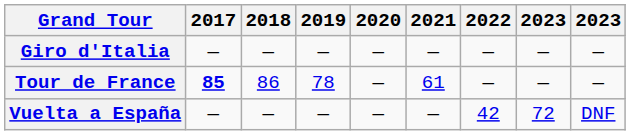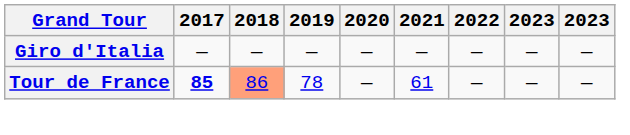(268, 83) no background -> (257, 83) lightsalmon background
- row: (95, 114)
